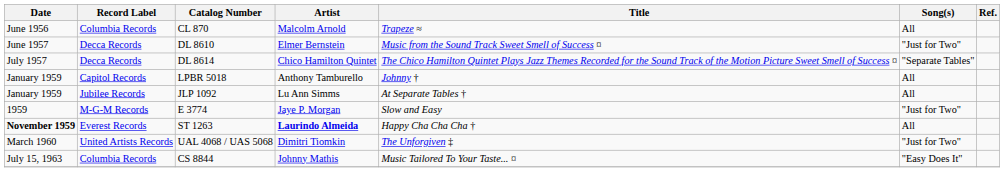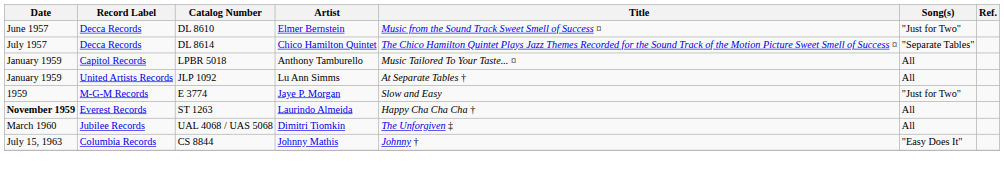- row: (193, 28)
(400, 77) Johnny † -> (449, 61) Music Tailored To Your Taste... ¤
(112, 93) Jubilee Records -> (126, 77) United Artists Records
(318, 126) bold -> (315, 110) normal
(126, 142) United Artists Records -> (112, 126) Jubilee Records
(931, 142) "Just for Two" -> (908, 126) All
(449, 158) Music Tailored To Your Taste... ¤ -> (400, 142) Johnny †
